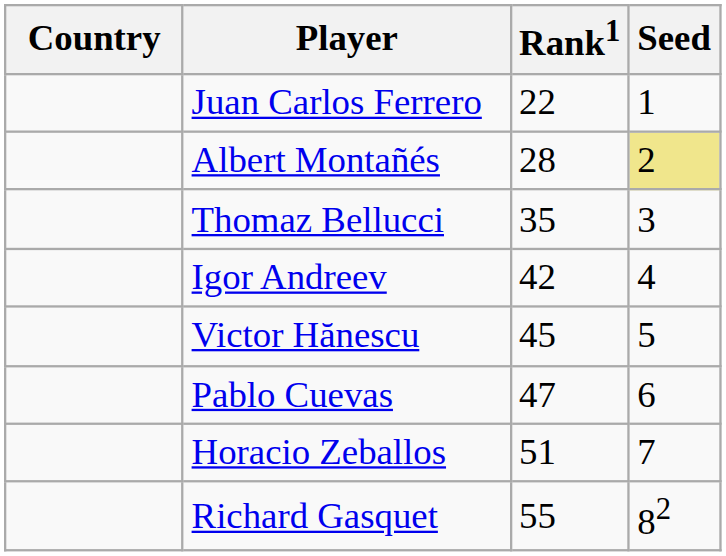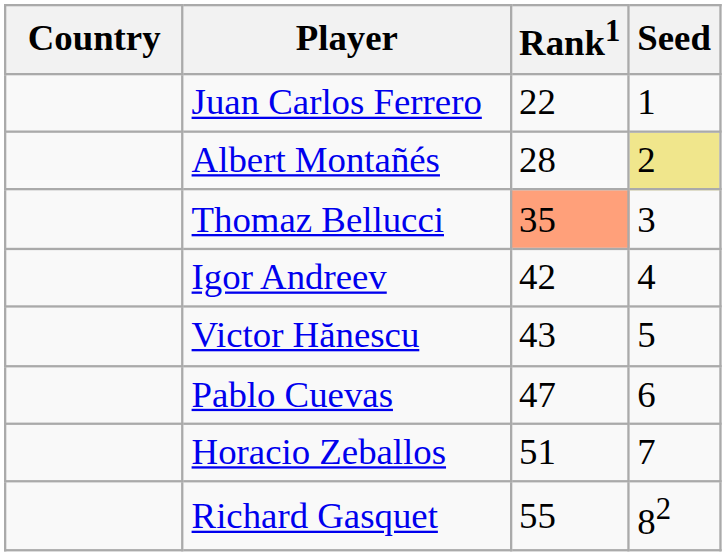(537, 218) no background -> (537, 218) lightsalmon background
(537, 335) 45 -> (537, 335) 43
